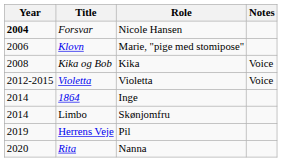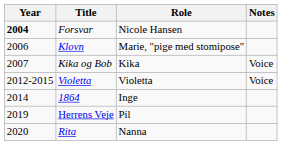(18, 64) 2008 -> (18, 64) 2007
- row: (72, 115)
